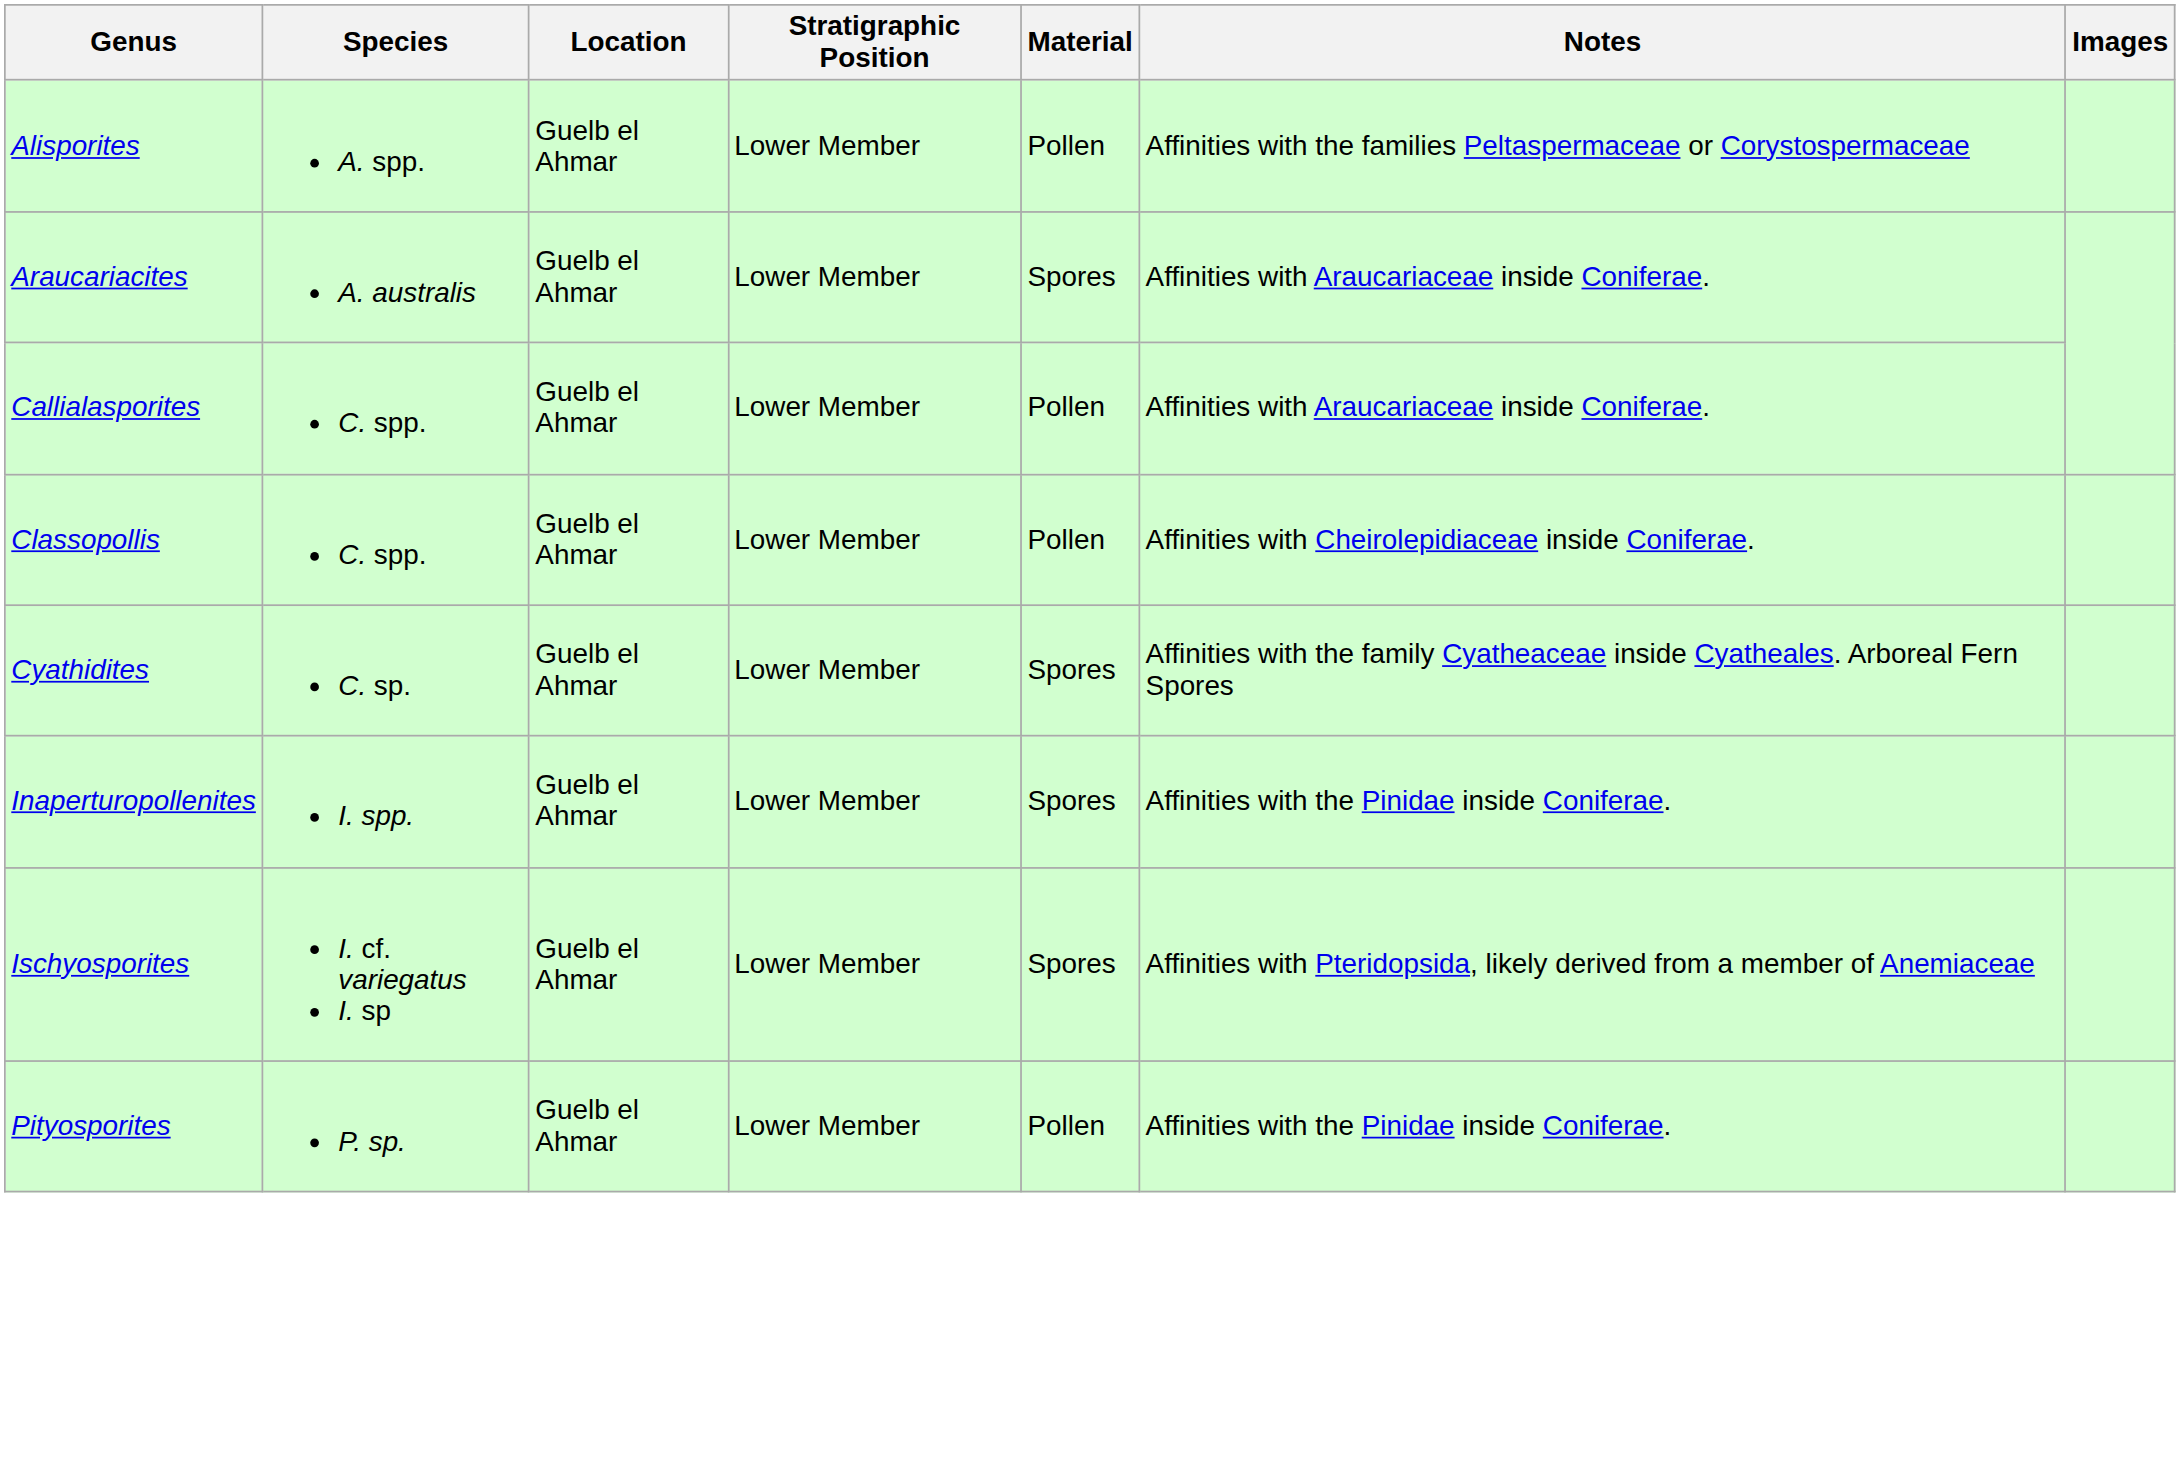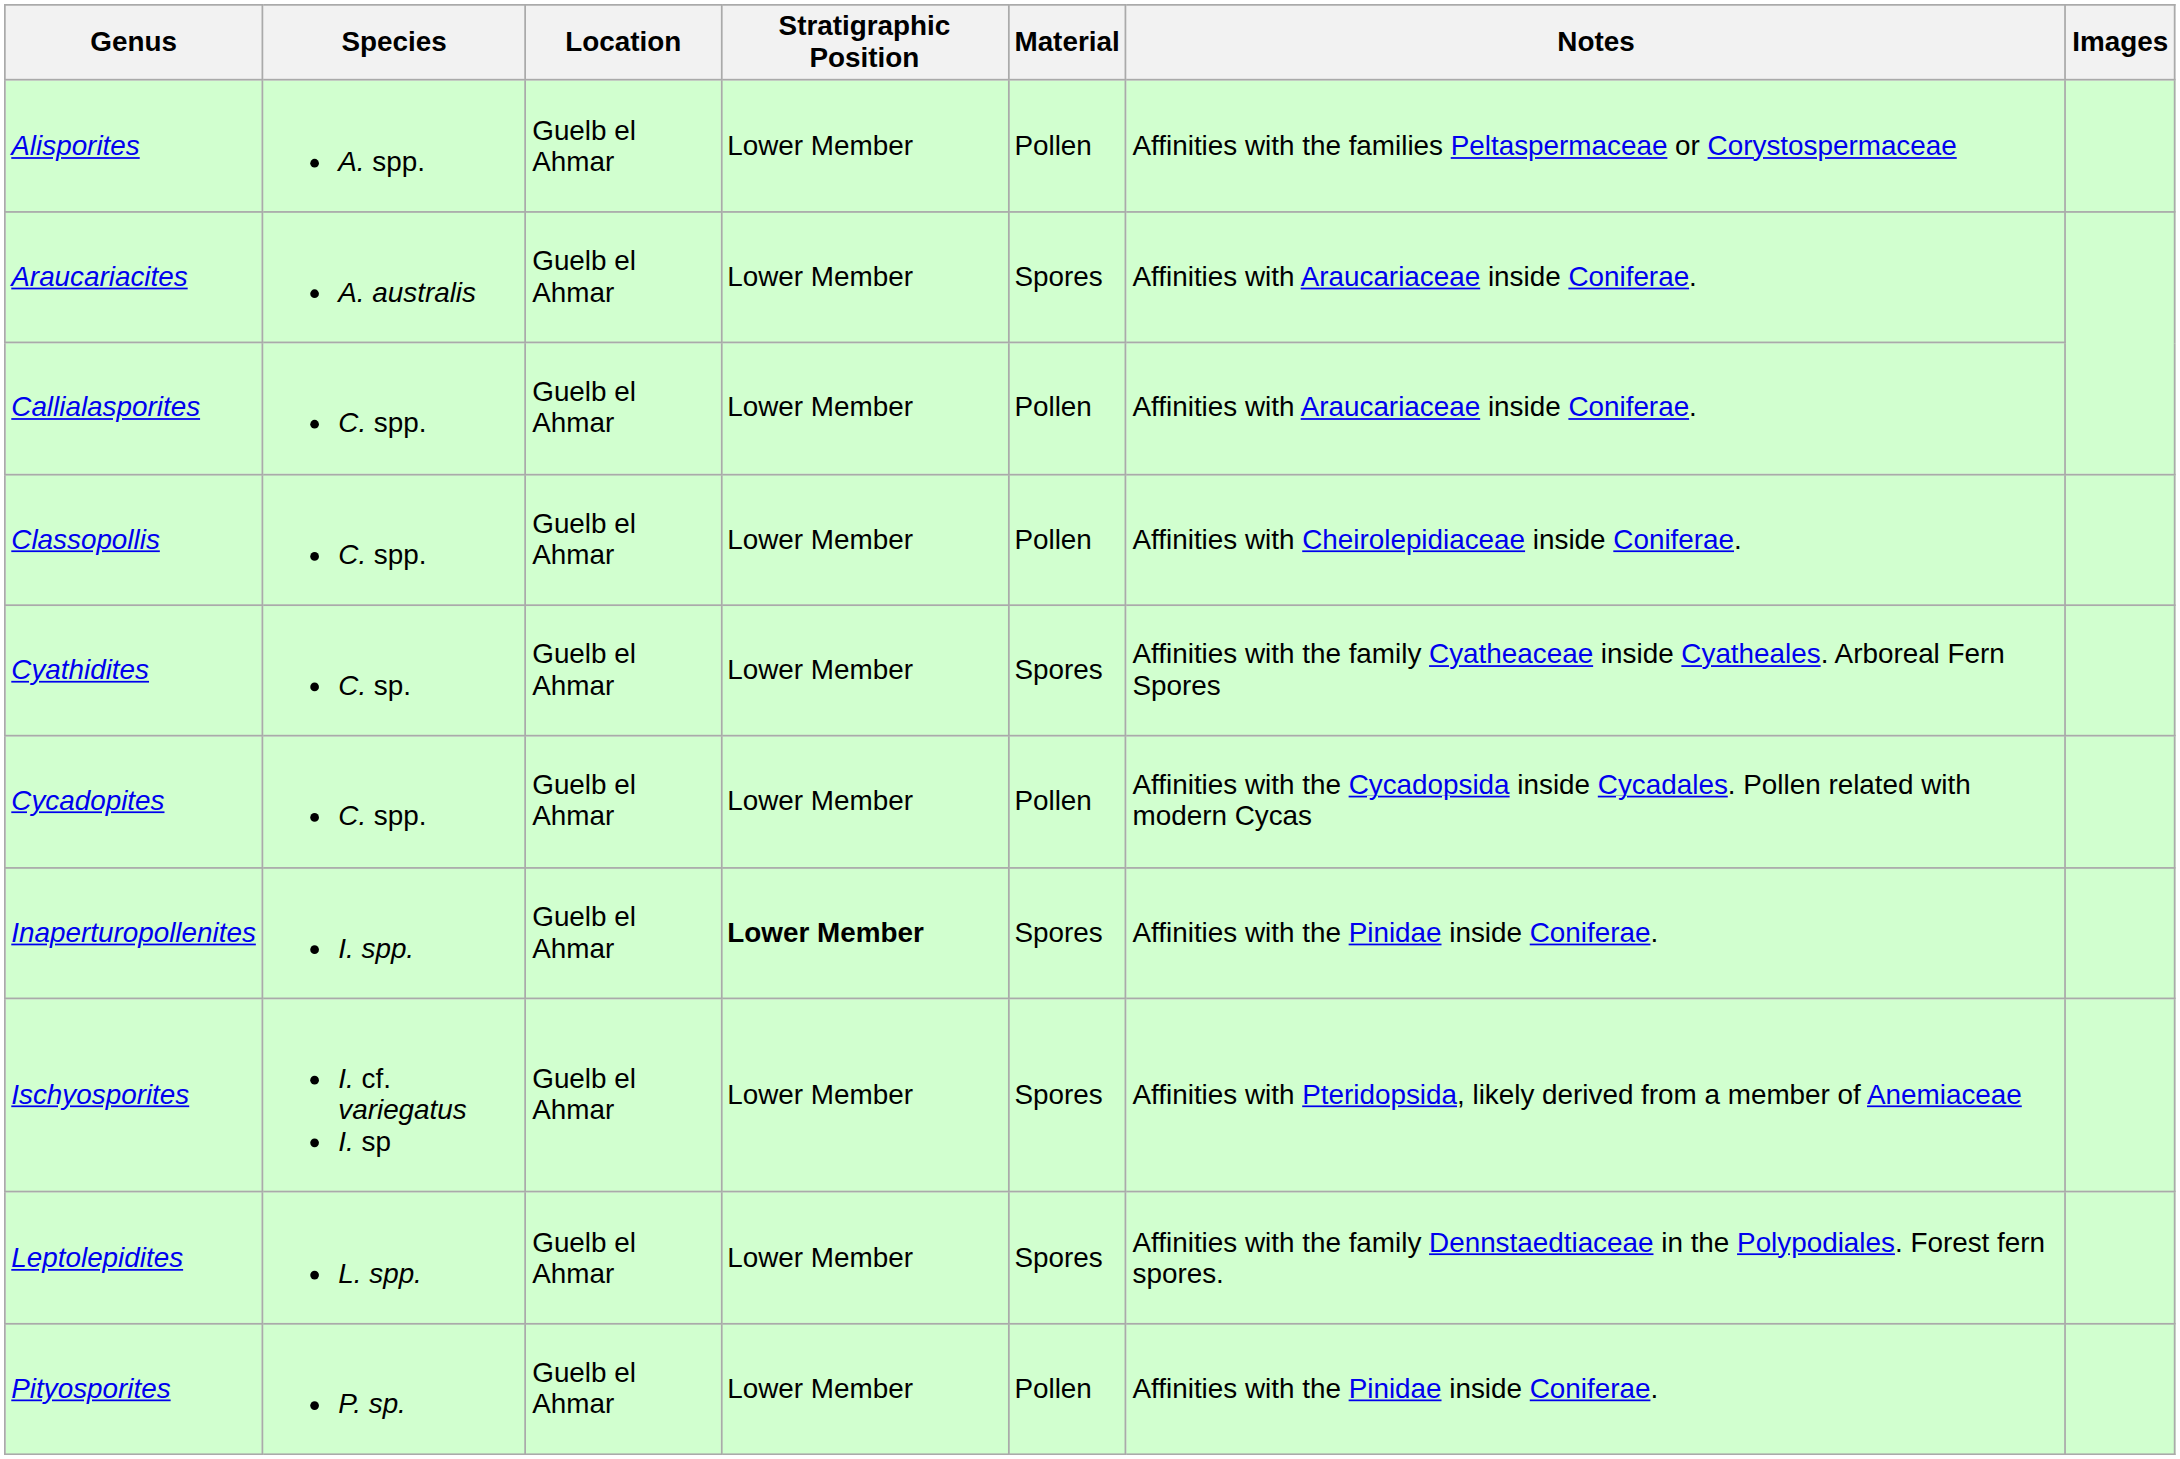+ row: (88, 801)
(827, 801) normal -> (826, 932) bold
+ row: (97, 1257)
